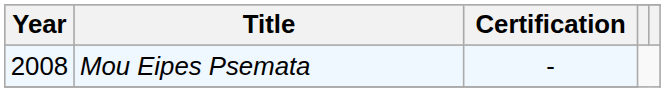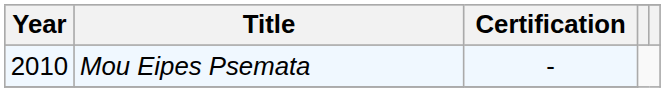(39, 65) 2008 -> (39, 65) 2010
